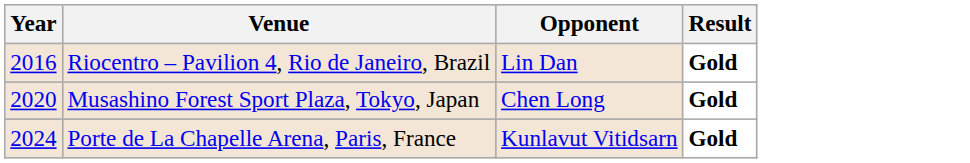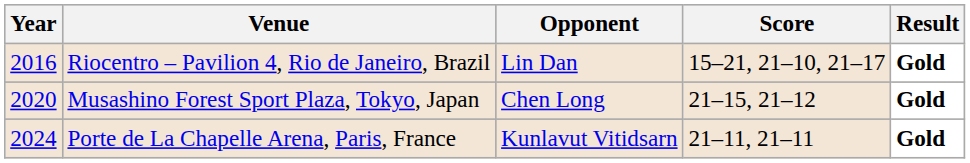+ column: (787, 24)
